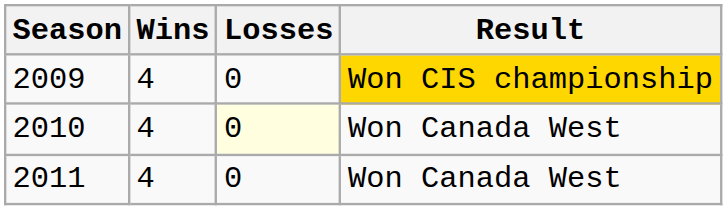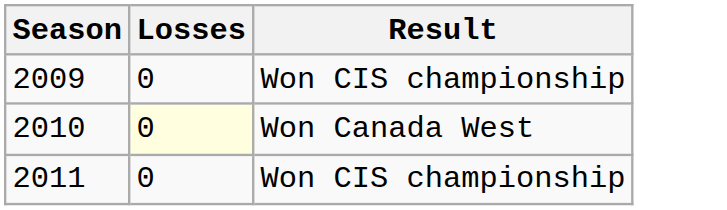- column: (173, 30)
(531, 80) gold background -> (443, 80) no background
(485, 179) Won Canada West -> (443, 179) Won CIS championship
